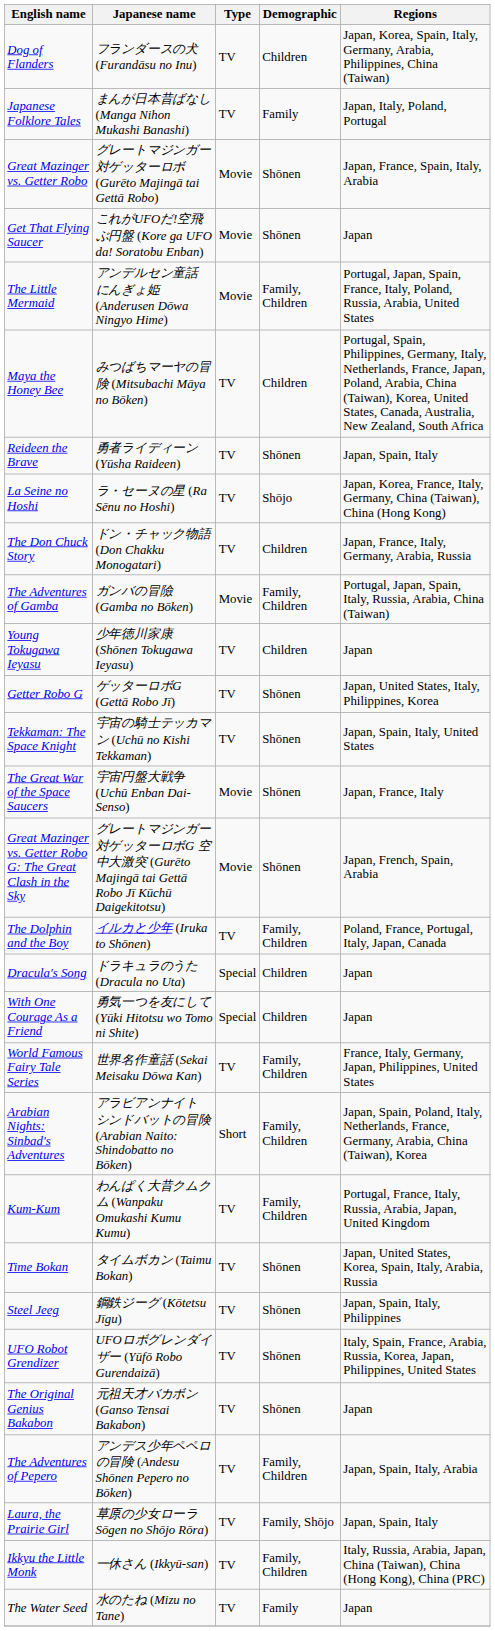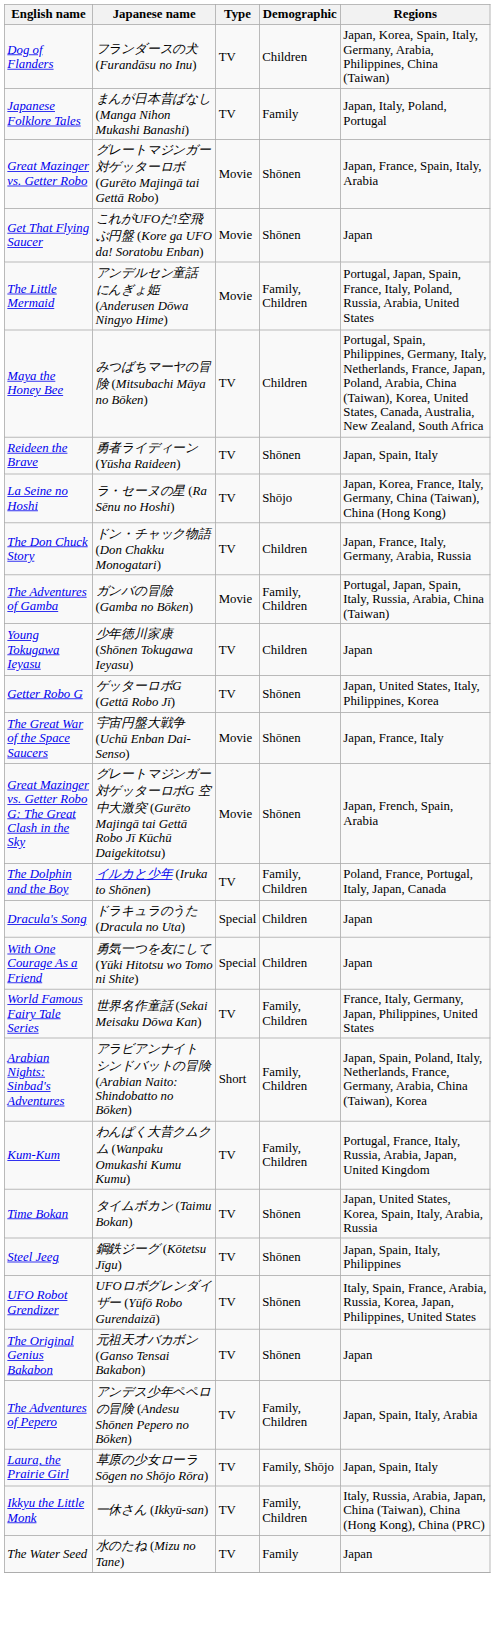- row: (46, 739)
